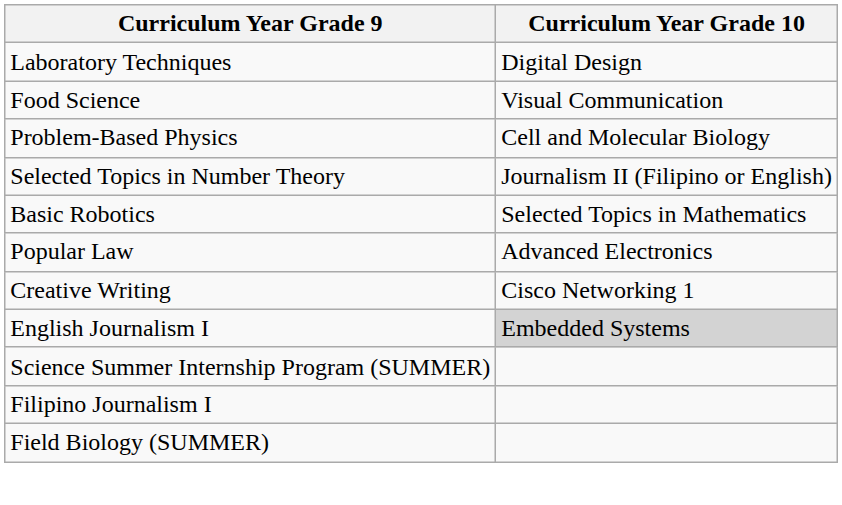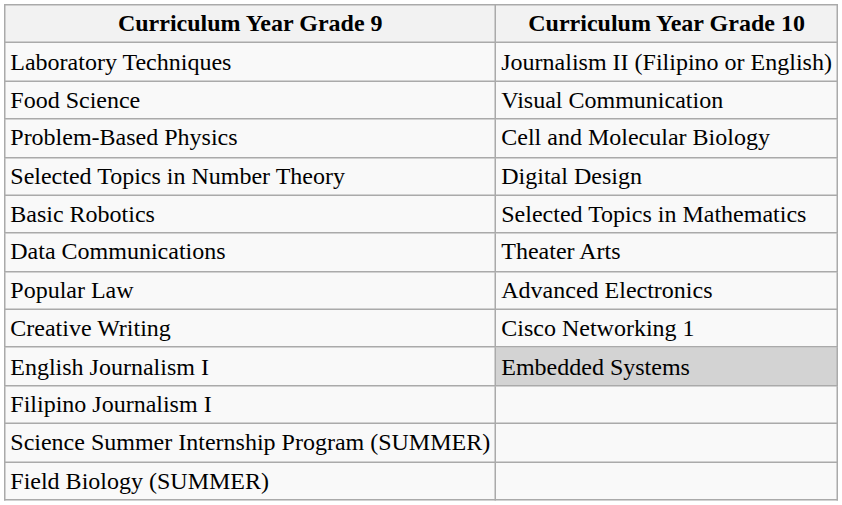(572, 61) Digital Design -> (667, 61) Journalism II (Filipino or English)
(667, 175) Journalism II (Filipino or English) -> (572, 175) Digital Design
+ row: (118, 251)
rows swapped: (111, 404) <-> (250, 366)
